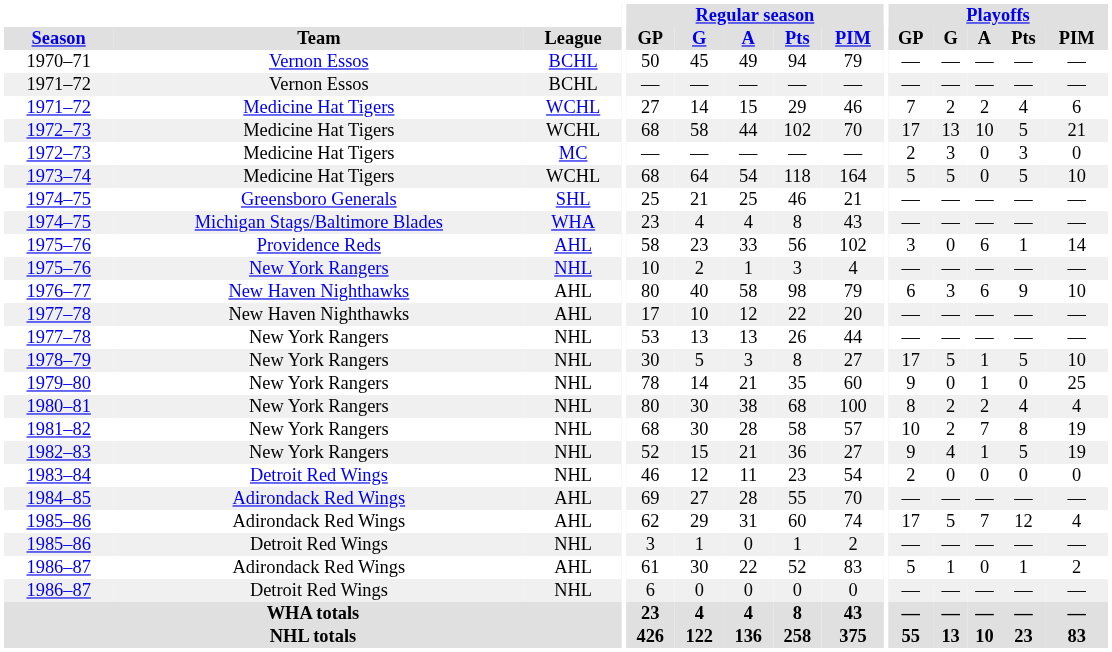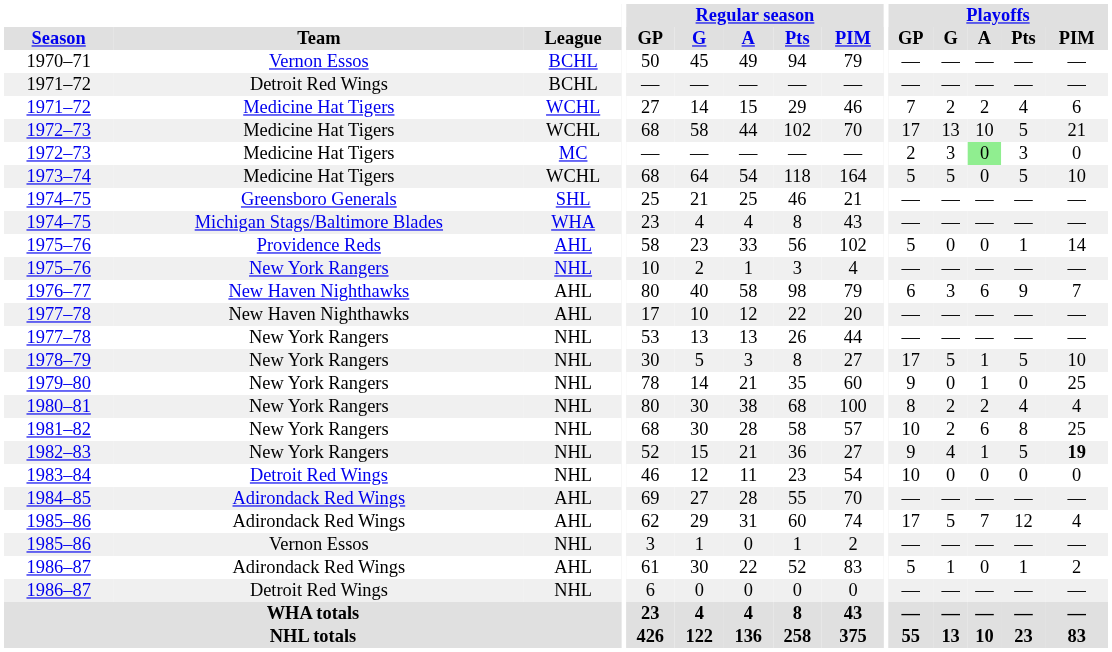(319, 84) Vernon Essos -> (319, 84) Detroit Red Wings
(985, 153) no background -> (985, 153) lightgreen background
(911, 245) 3 -> (911, 245) 5
(985, 245) 6 -> (985, 245) 0
(1077, 291) 10 -> (1077, 291) 7
(985, 429) 7 -> (985, 429) 6
(1077, 429) 19 -> (1077, 429) 25
(1077, 452) normal -> (1077, 452) bold
(911, 475) 2 -> (911, 475) 10
(319, 544) Detroit Red Wings -> (319, 544) Vernon Essos
